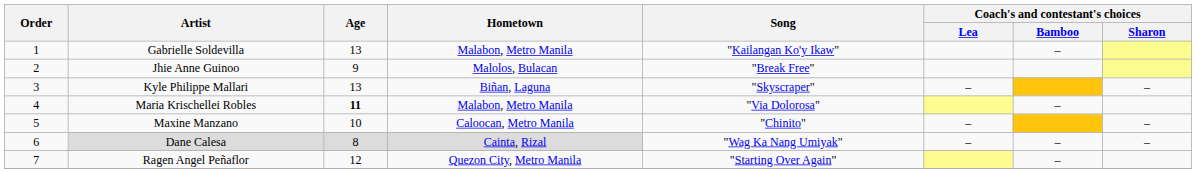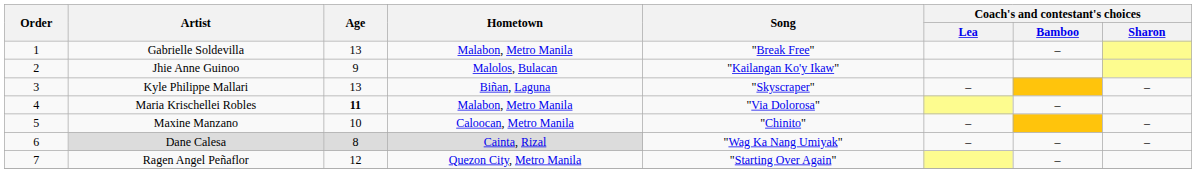(783, 50) "Kailangan Ko'y Ikaw" -> (783, 50) "Break Free"
(783, 68) "Break Free" -> (783, 68) "Kailangan Ko'y Ikaw"
